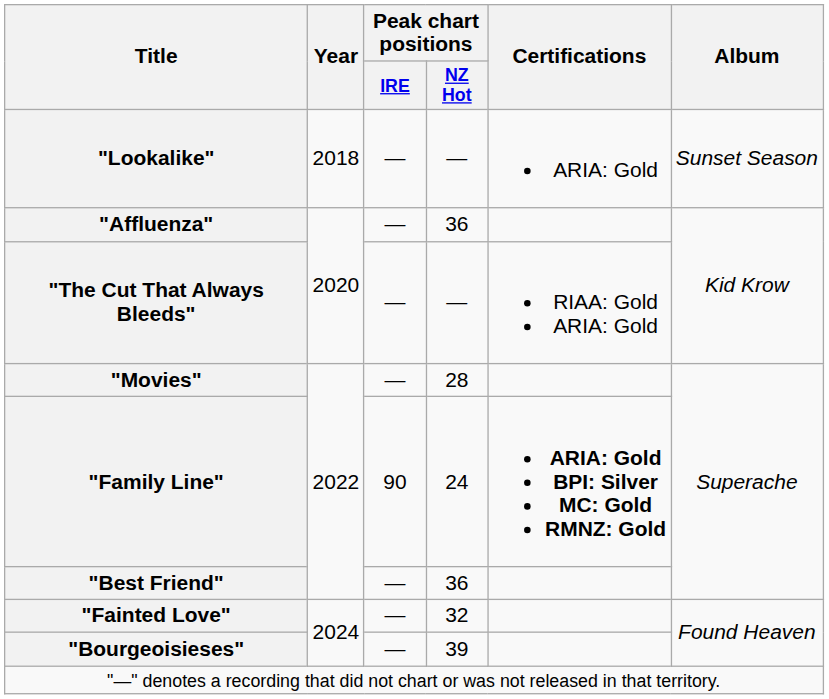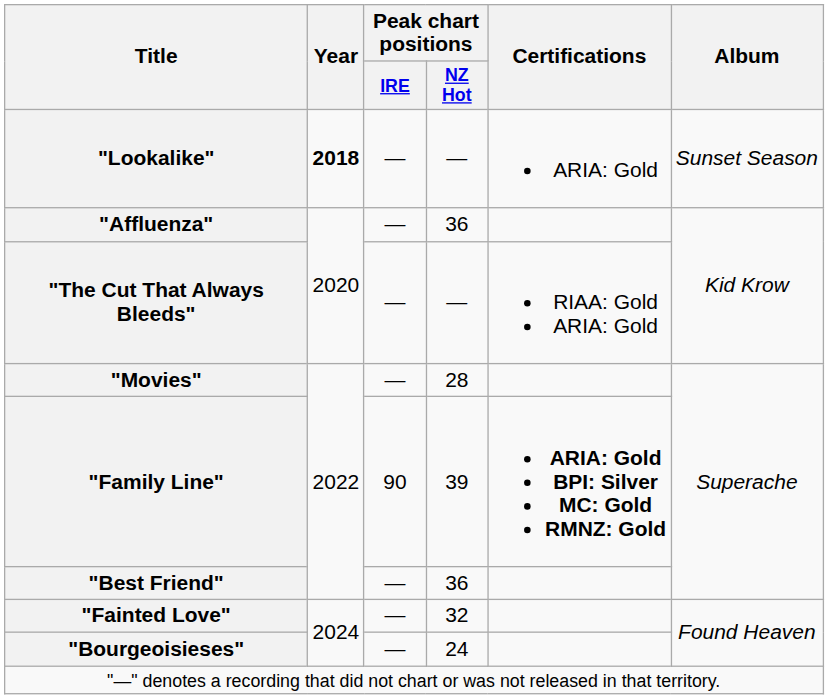(336, 158) normal -> (336, 158) bold
(457, 481) 24 -> (457, 481) 39
(457, 649) 39 -> (457, 649) 24
